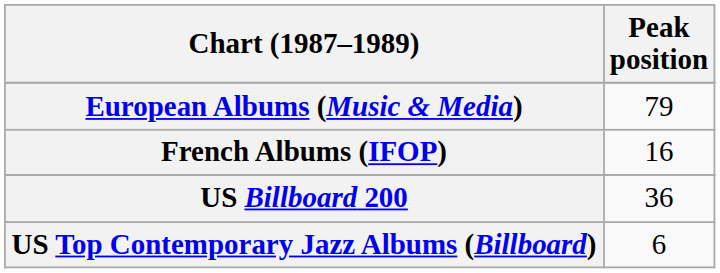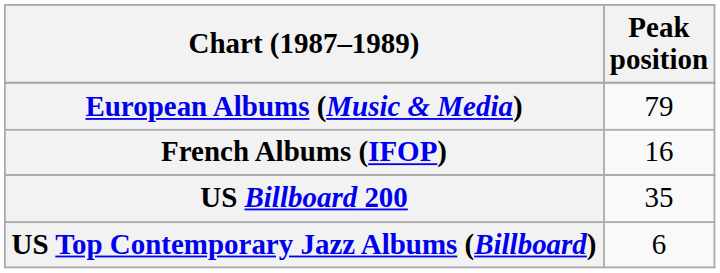(659, 197) 36 -> (659, 197) 35
